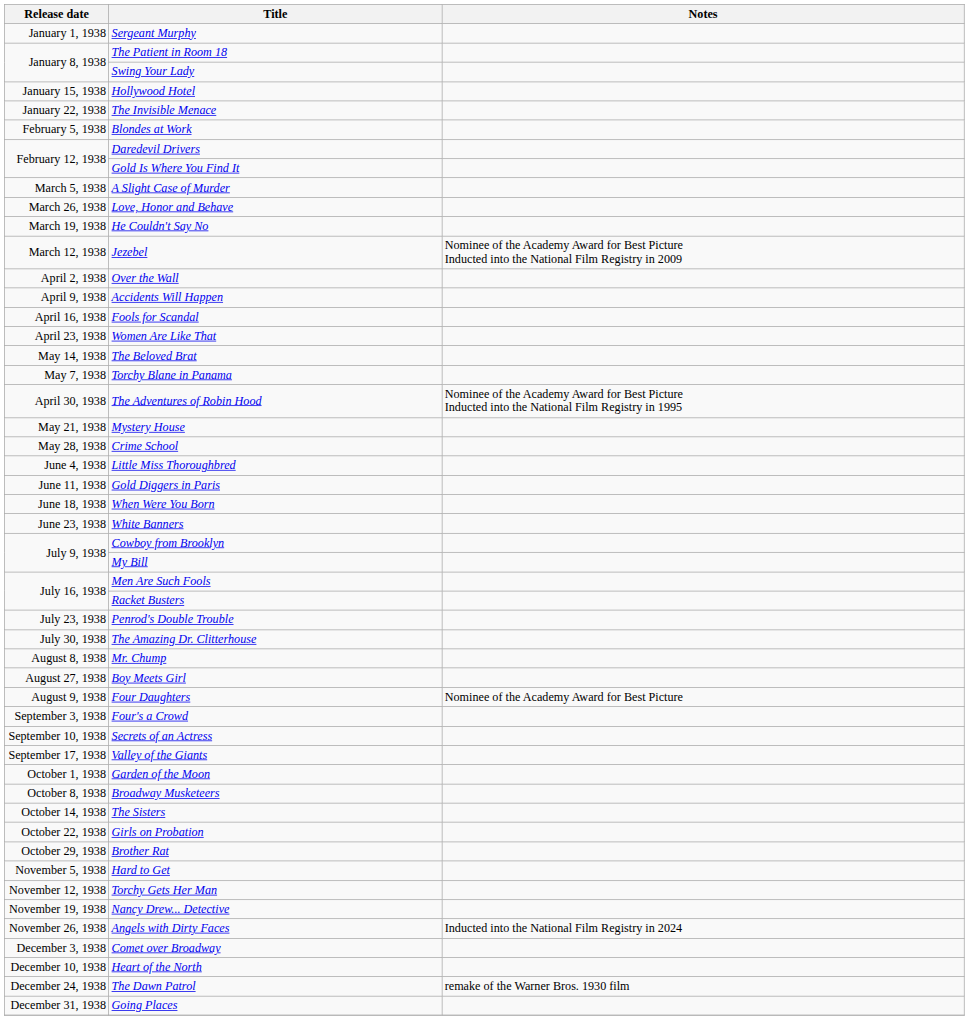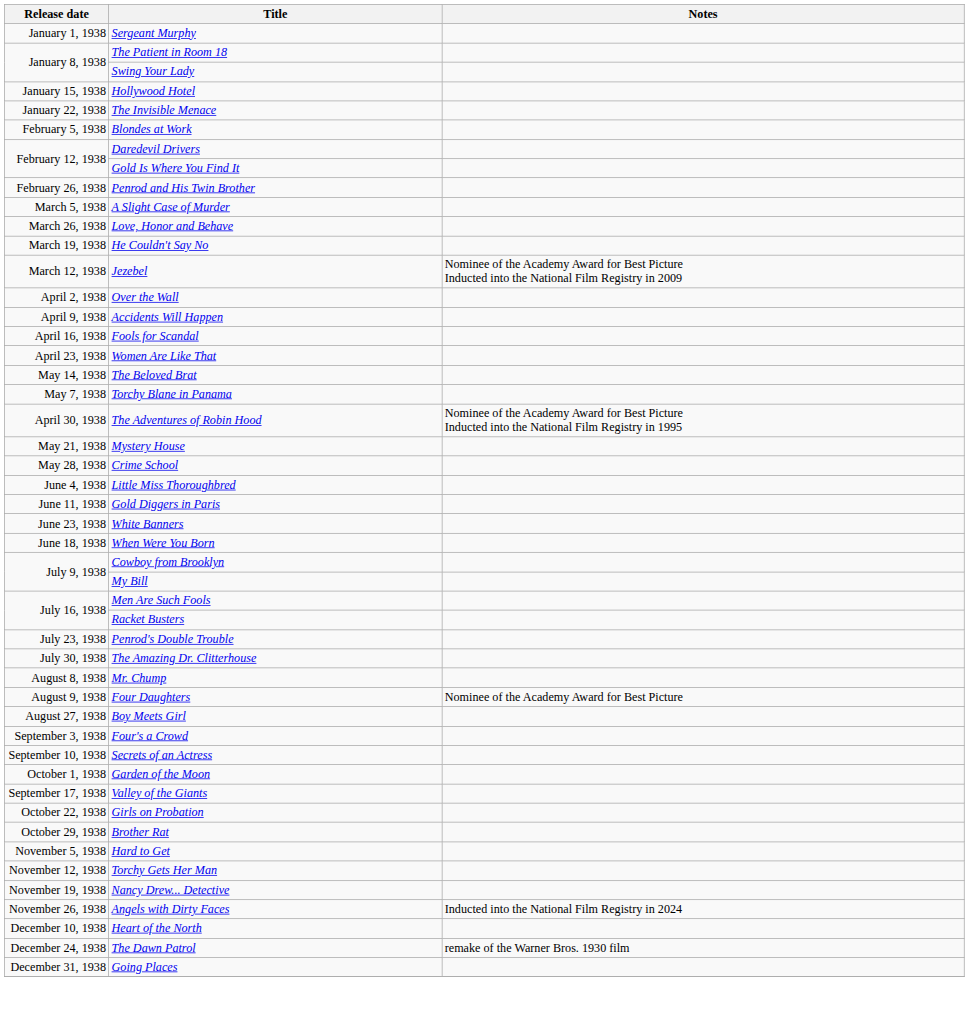+ row: (183, 187)
rows swapped: (163, 504) <-> (148, 523)
rows swapped: (151, 697) <-> (149, 677)
rows swapped: (159, 755) <-> (161, 774)
- row: (166, 793)
- row: (138, 812)
- row: (166, 947)
